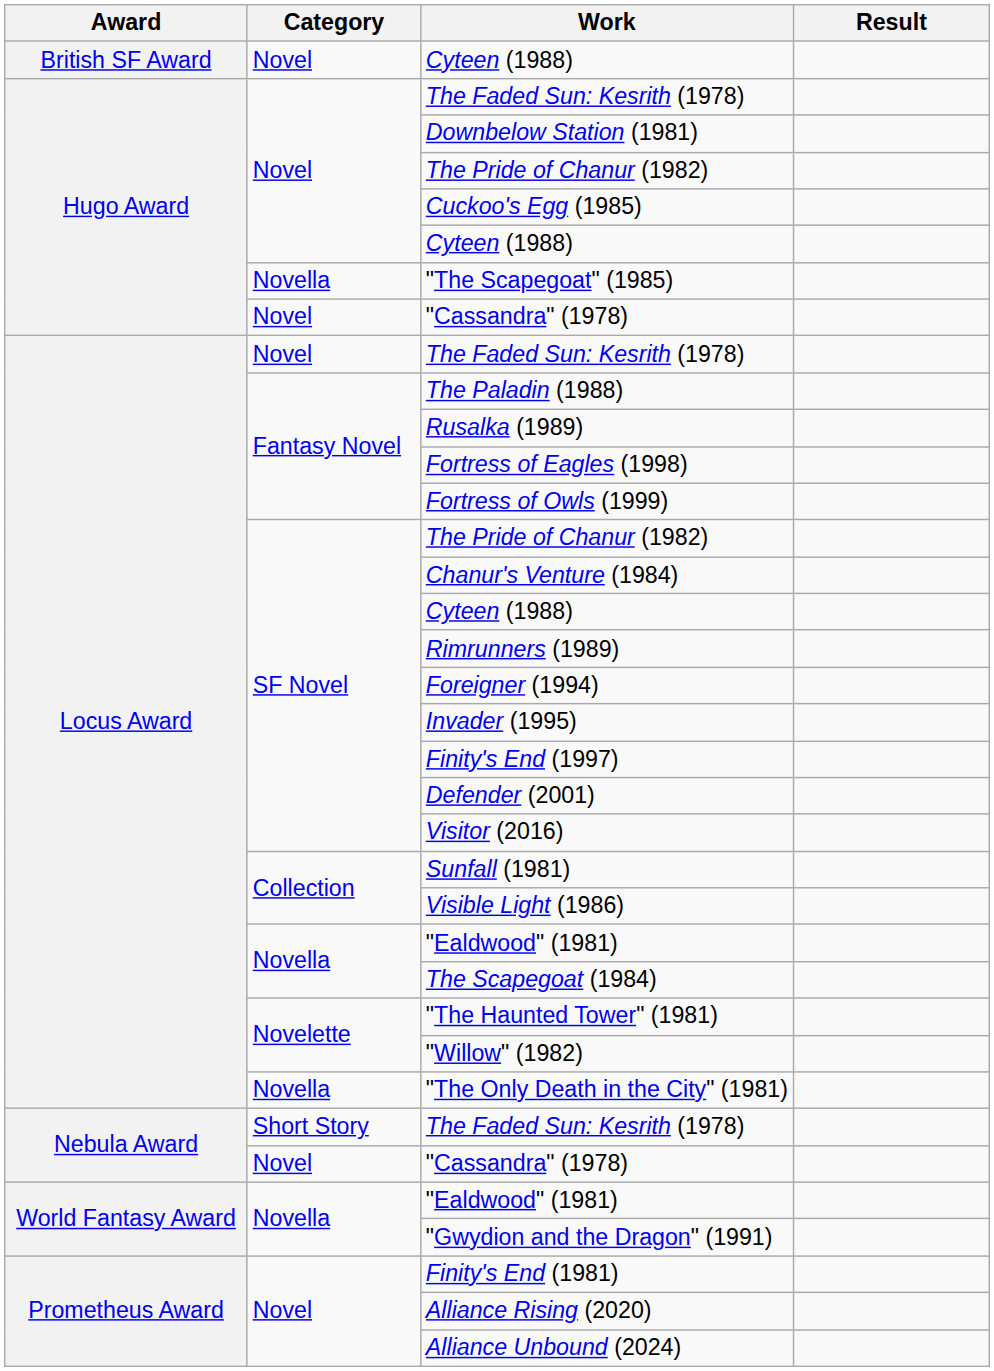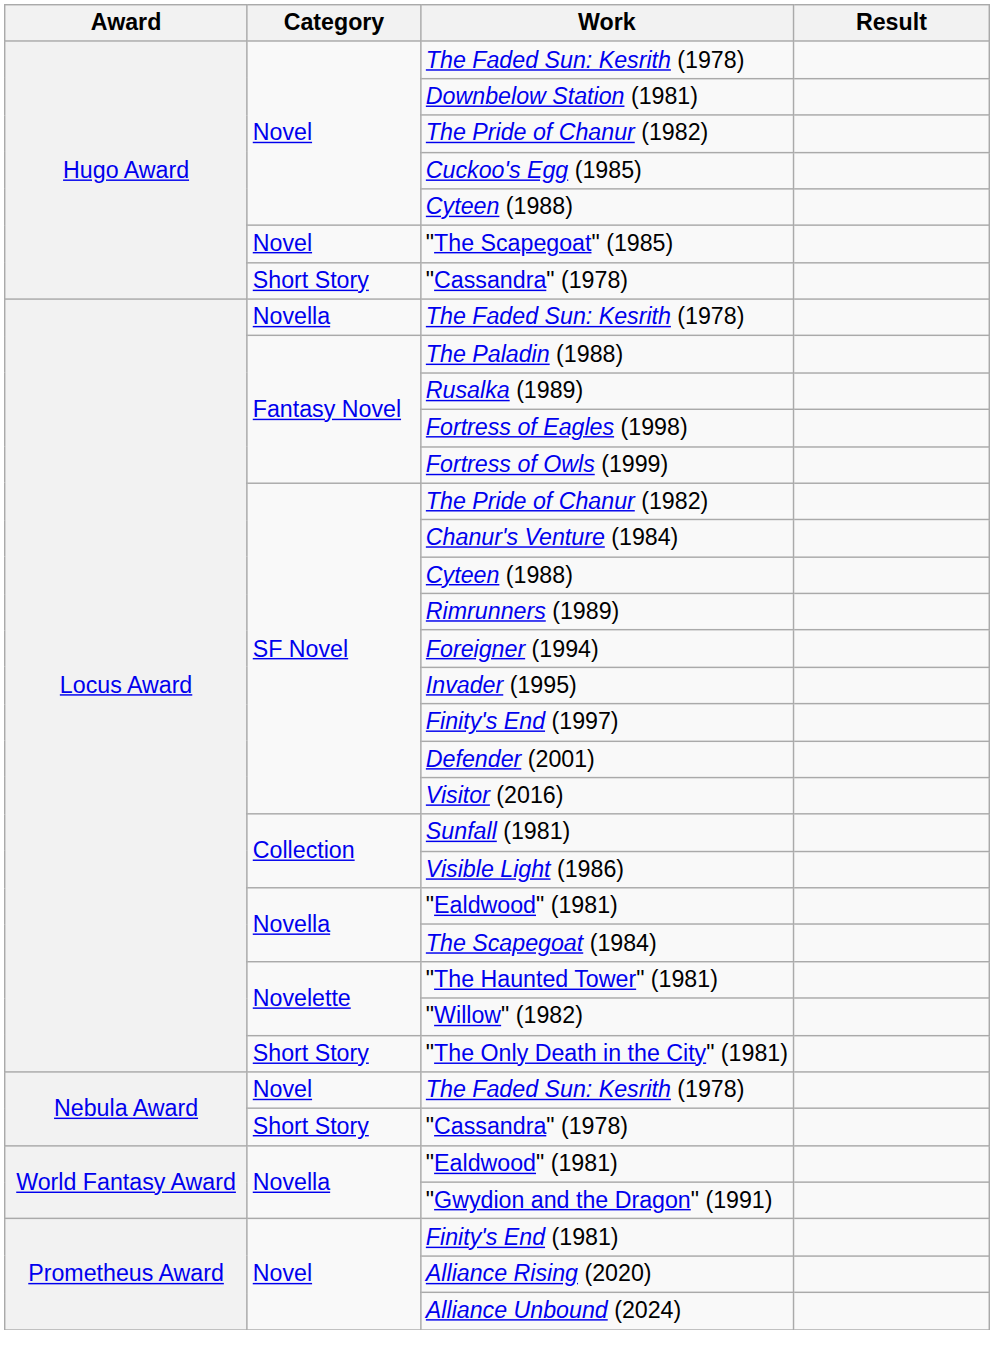- row: (126, 59)
(291, 280) Novella -> (282, 243) Novel
(282, 317) Novel -> (311, 280) Short Story
(282, 354) Novel -> (291, 317) Novella
(291, 1089) Novella -> (311, 1053) Short Story
(311, 1126) Short Story -> (282, 1089) Novel
(282, 1163) Novel -> (311, 1126) Short Story
